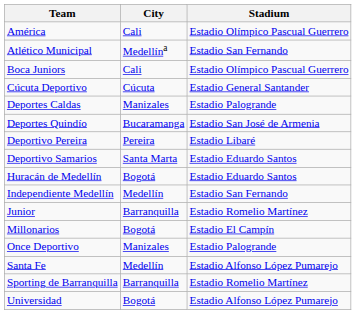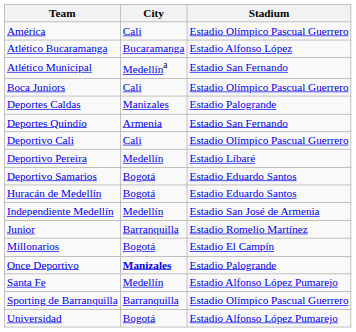+ row: (57, 48)
- row: (47, 87)
(154, 122) Bucaramanga -> (142, 122) Armenia
(255, 122) Estadio San José de Armenia -> (239, 122) Estadio San Fernando
+ row: (40, 140)
(139, 140) Pereira -> (143, 158) Medellín
(150, 158) Santa Marta -> (139, 176) Bogotá
(239, 194) Estadio San Fernando -> (255, 211) Estadio San José de Armenia
(146, 247) normal -> (147, 265) bold
(249, 282) Estadio Romelio Martínez -> (269, 300) Estadio Olímpico Pascual Guerrero
